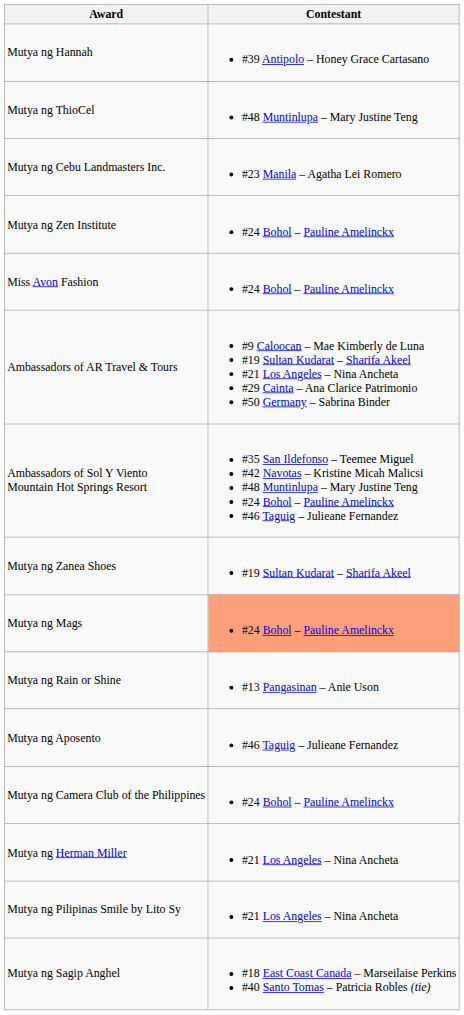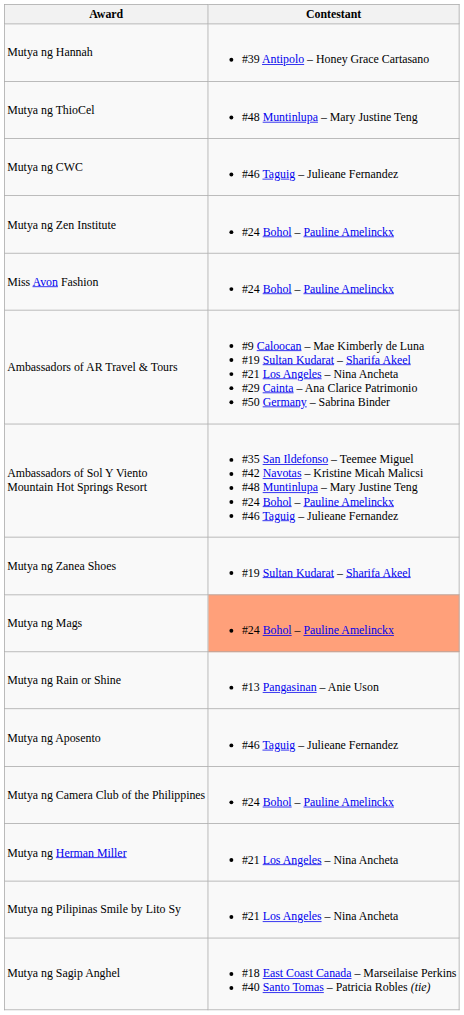+ row: (45, 167)
- row: (86, 167)
